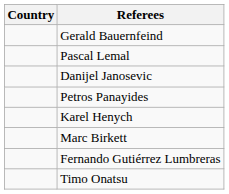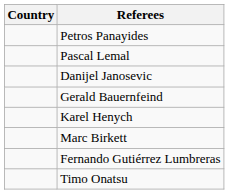rows swapped: (111, 35) <-> (104, 96)
